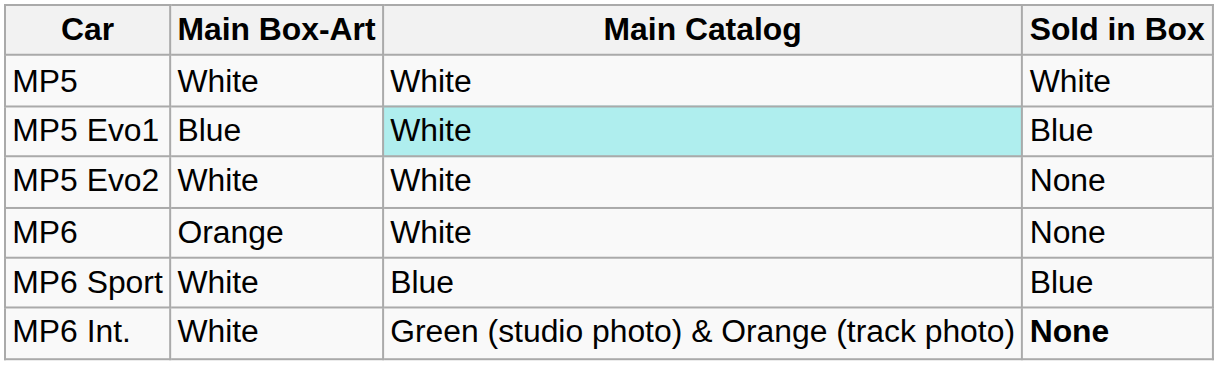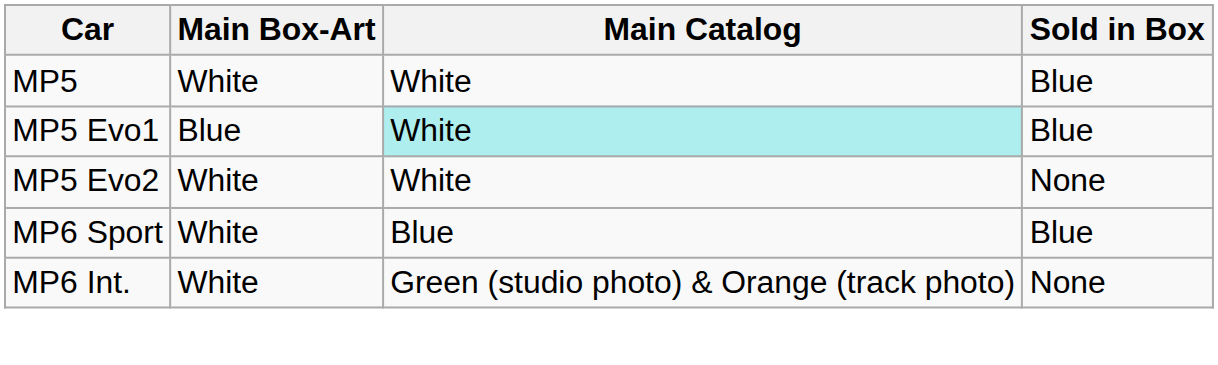(1070, 80) White -> (1062, 80) Blue
- row: (45, 231)
(1069, 332) bold -> (1068, 282) normal
